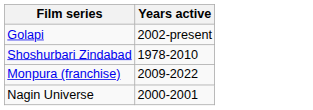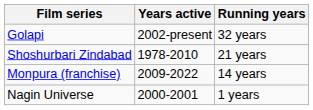+ column: (262, 14)
